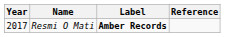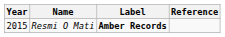(17, 26) 2017 -> (17, 26) 2015
